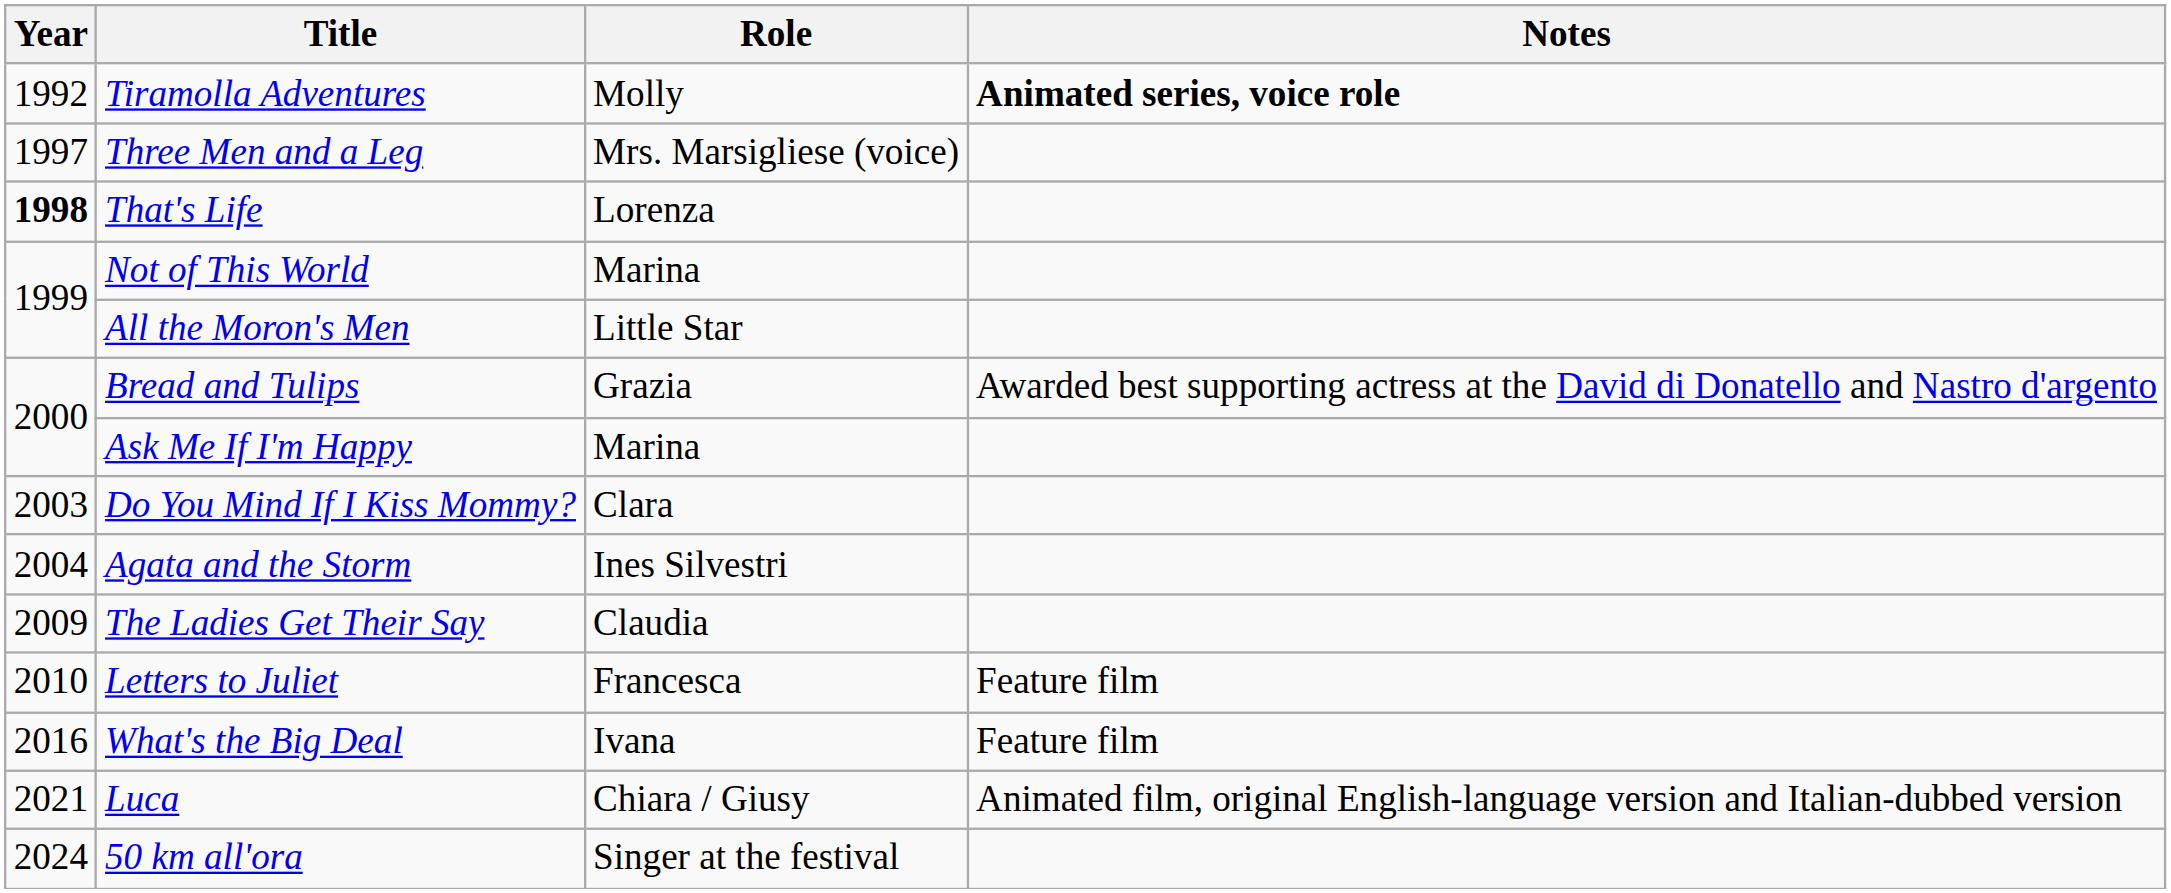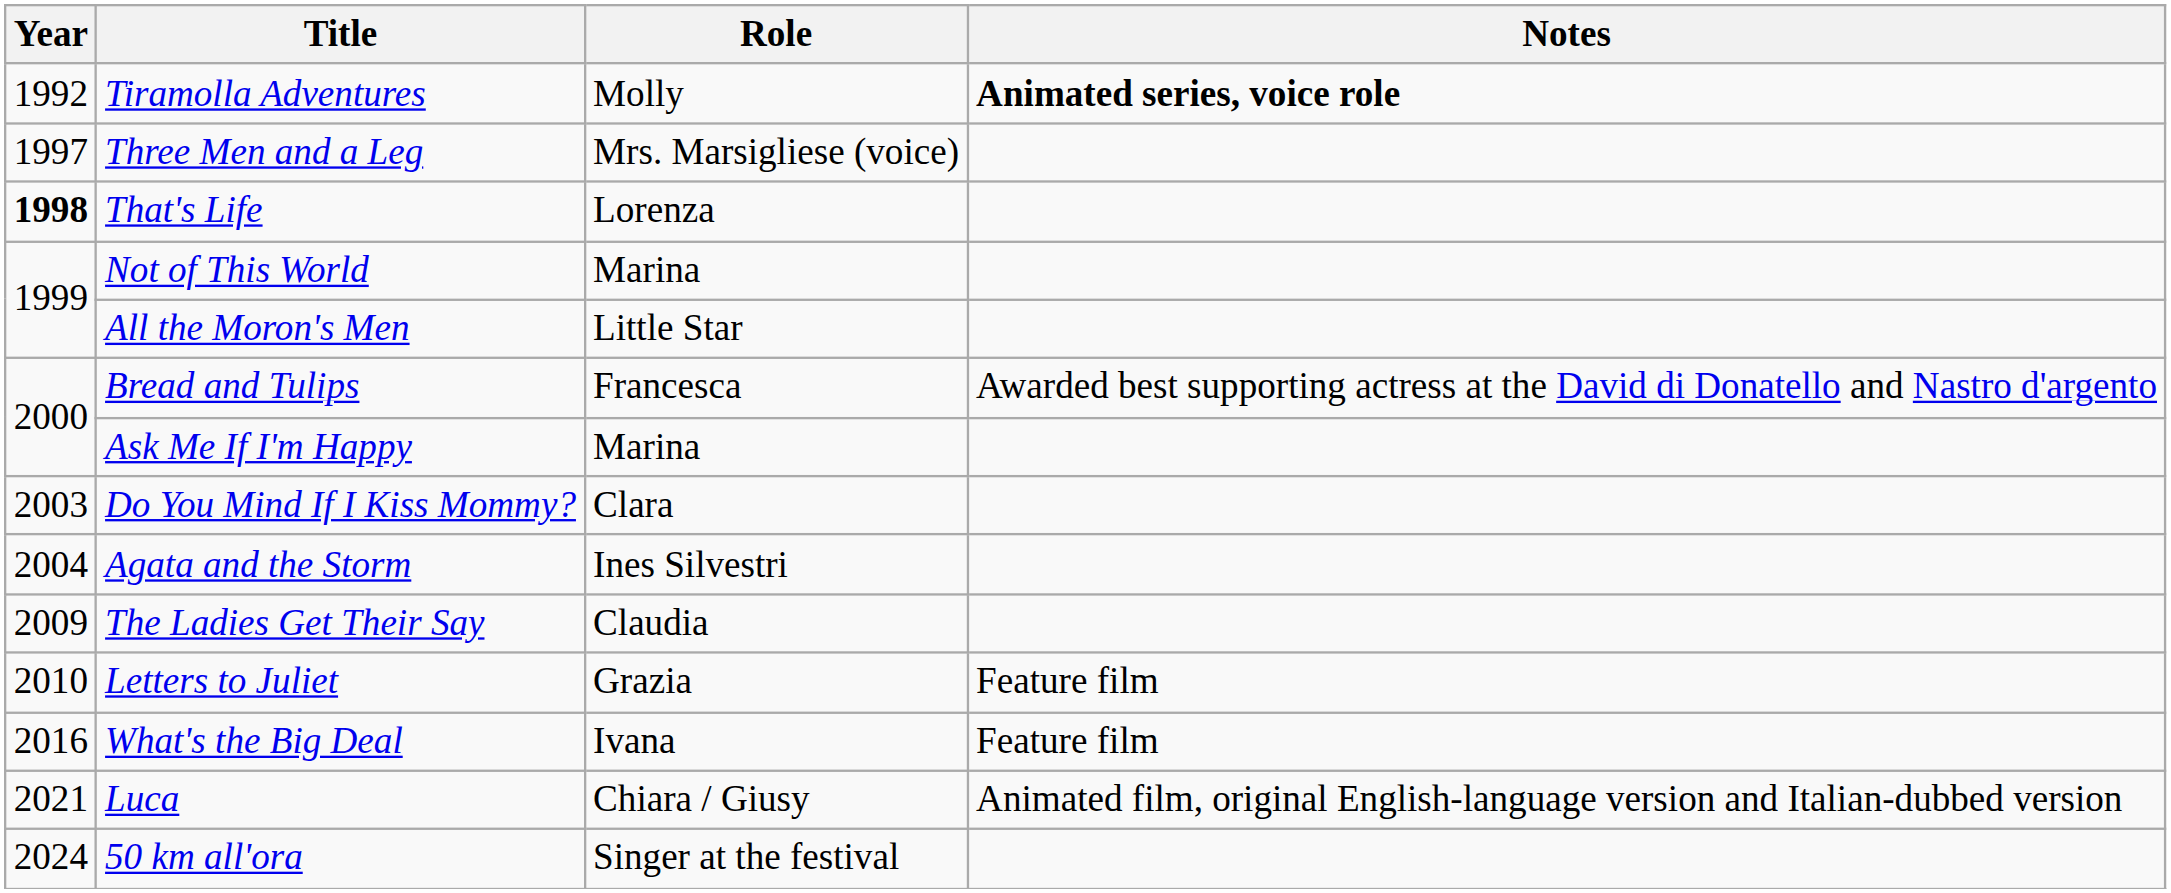(643, 387) Grazia -> (667, 387) Francesca
(667, 681) Francesca -> (643, 681) Grazia
